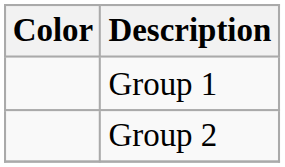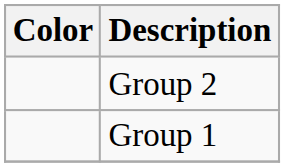rows swapped: (163, 82) <-> (163, 135)
